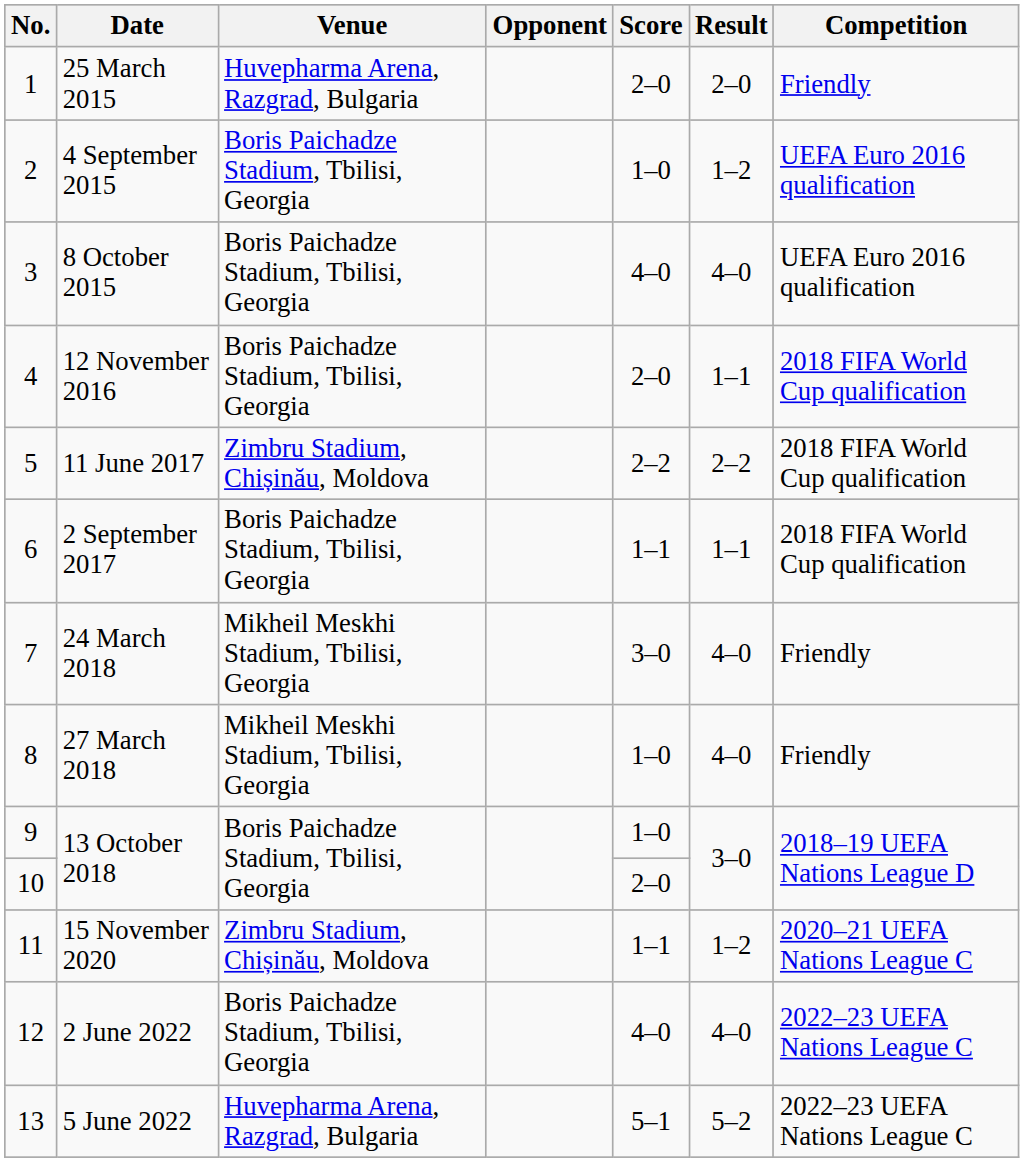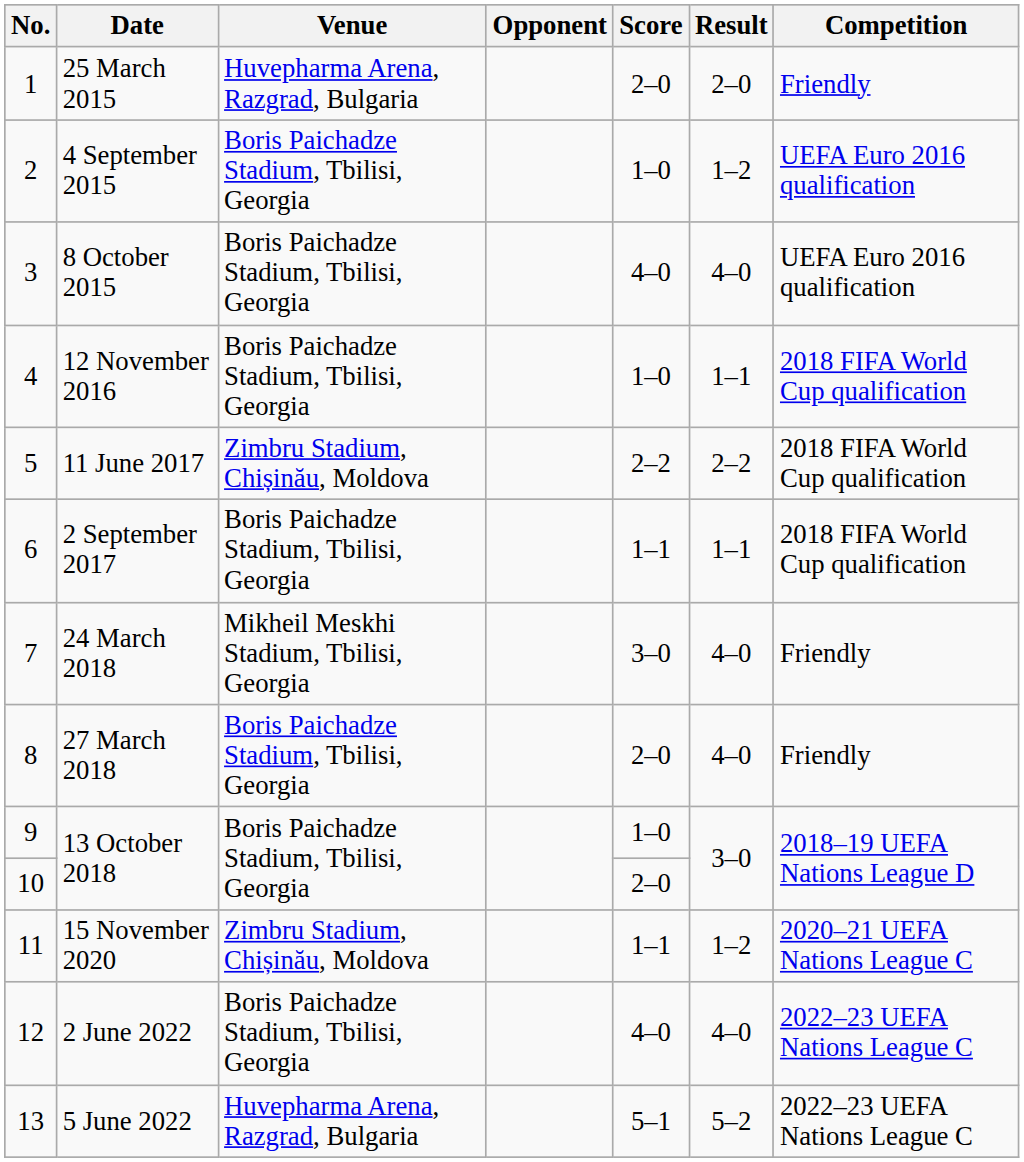(651, 375) 2–0 -> (651, 375) 1–0
(313, 755) Mikheil Meskhi Stadium, Tbilisi, Georgia -> (313, 755) Boris Paichadze Stadium, Tbilisi, Georgia
(651, 755) 1–0 -> (651, 755) 2–0
